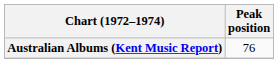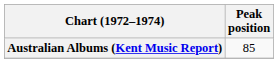(249, 48) 76 -> (249, 48) 85
